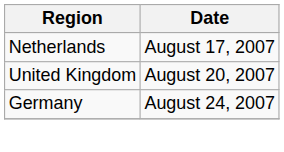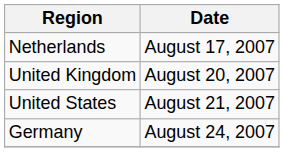+ row: (62, 103)
